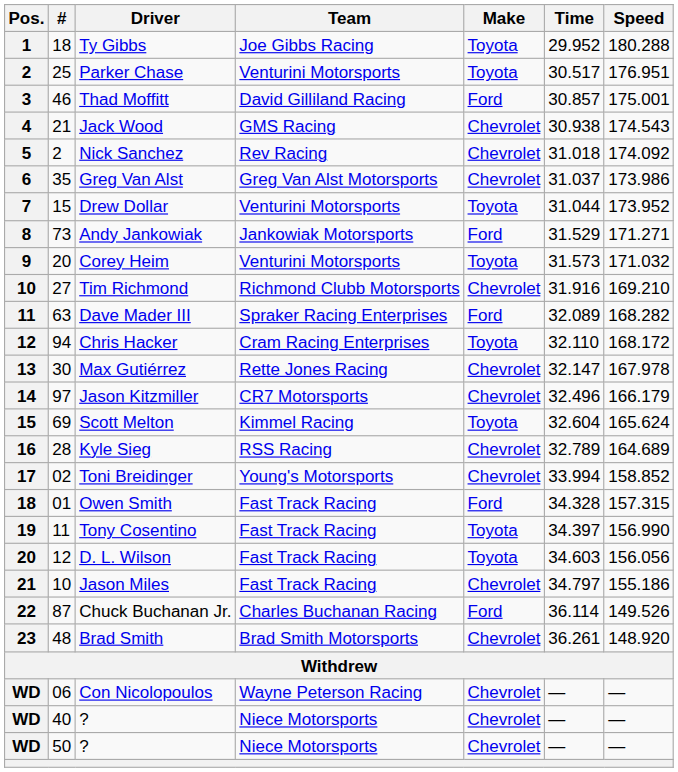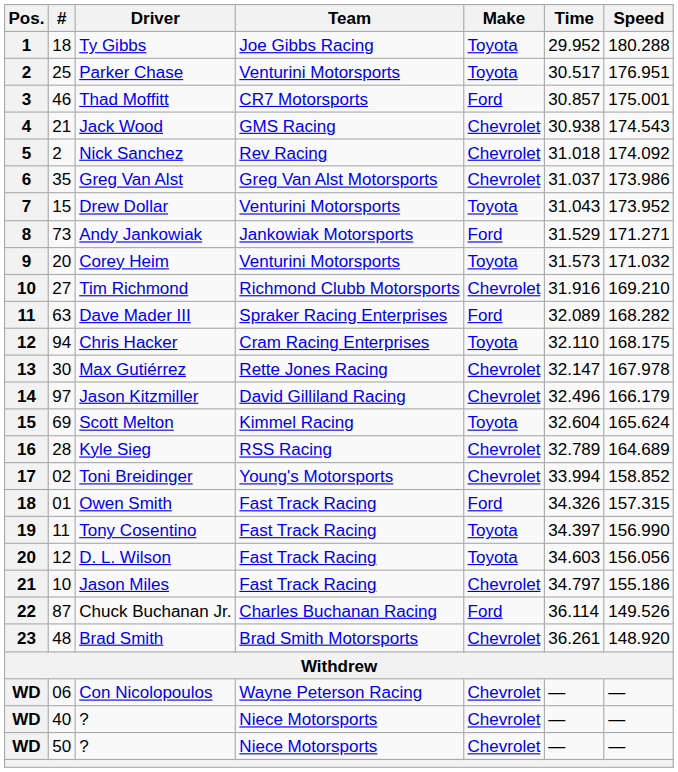(323, 99) David Gilliland Racing -> (304, 99) CR7 Motorsports
(574, 207) 31.044 -> (574, 207) 31.043
(639, 342) 168.172 -> (639, 342) 168.175
(304, 396) CR7 Motorsports -> (323, 396) David Gilliland Racing
(574, 503) 34.328 -> (574, 503) 34.326
